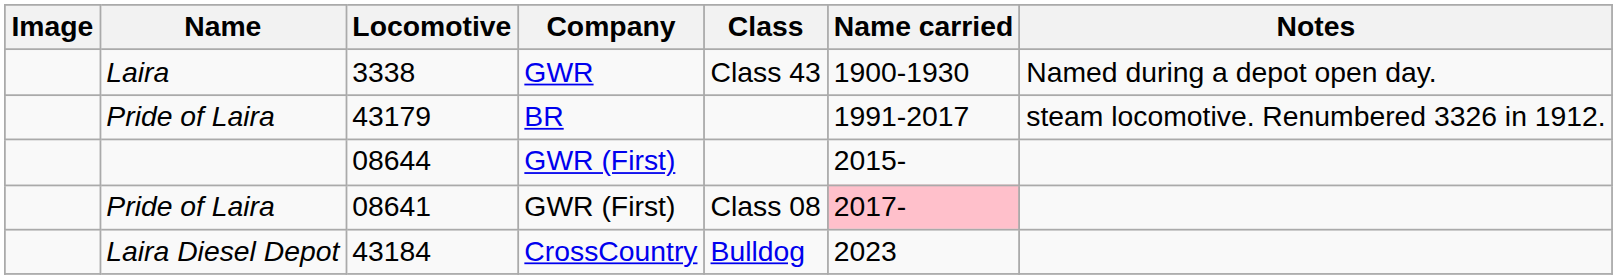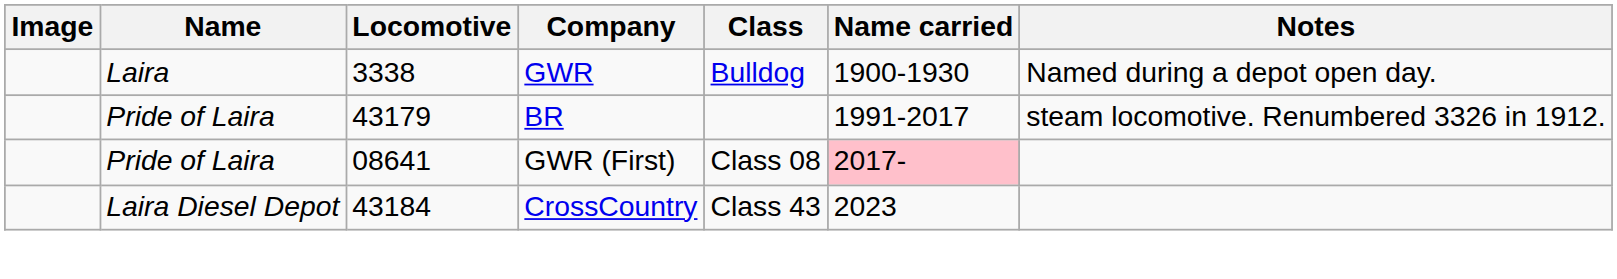(766, 71) Class 43 -> (758, 71) Bulldog
- row: (392, 161)
(758, 251) Bulldog -> (766, 206) Class 43
